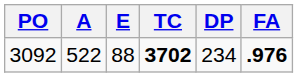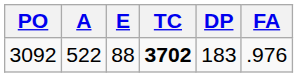(219, 54) 234 -> (219, 54) 183
(267, 54) bold -> (267, 54) normal
